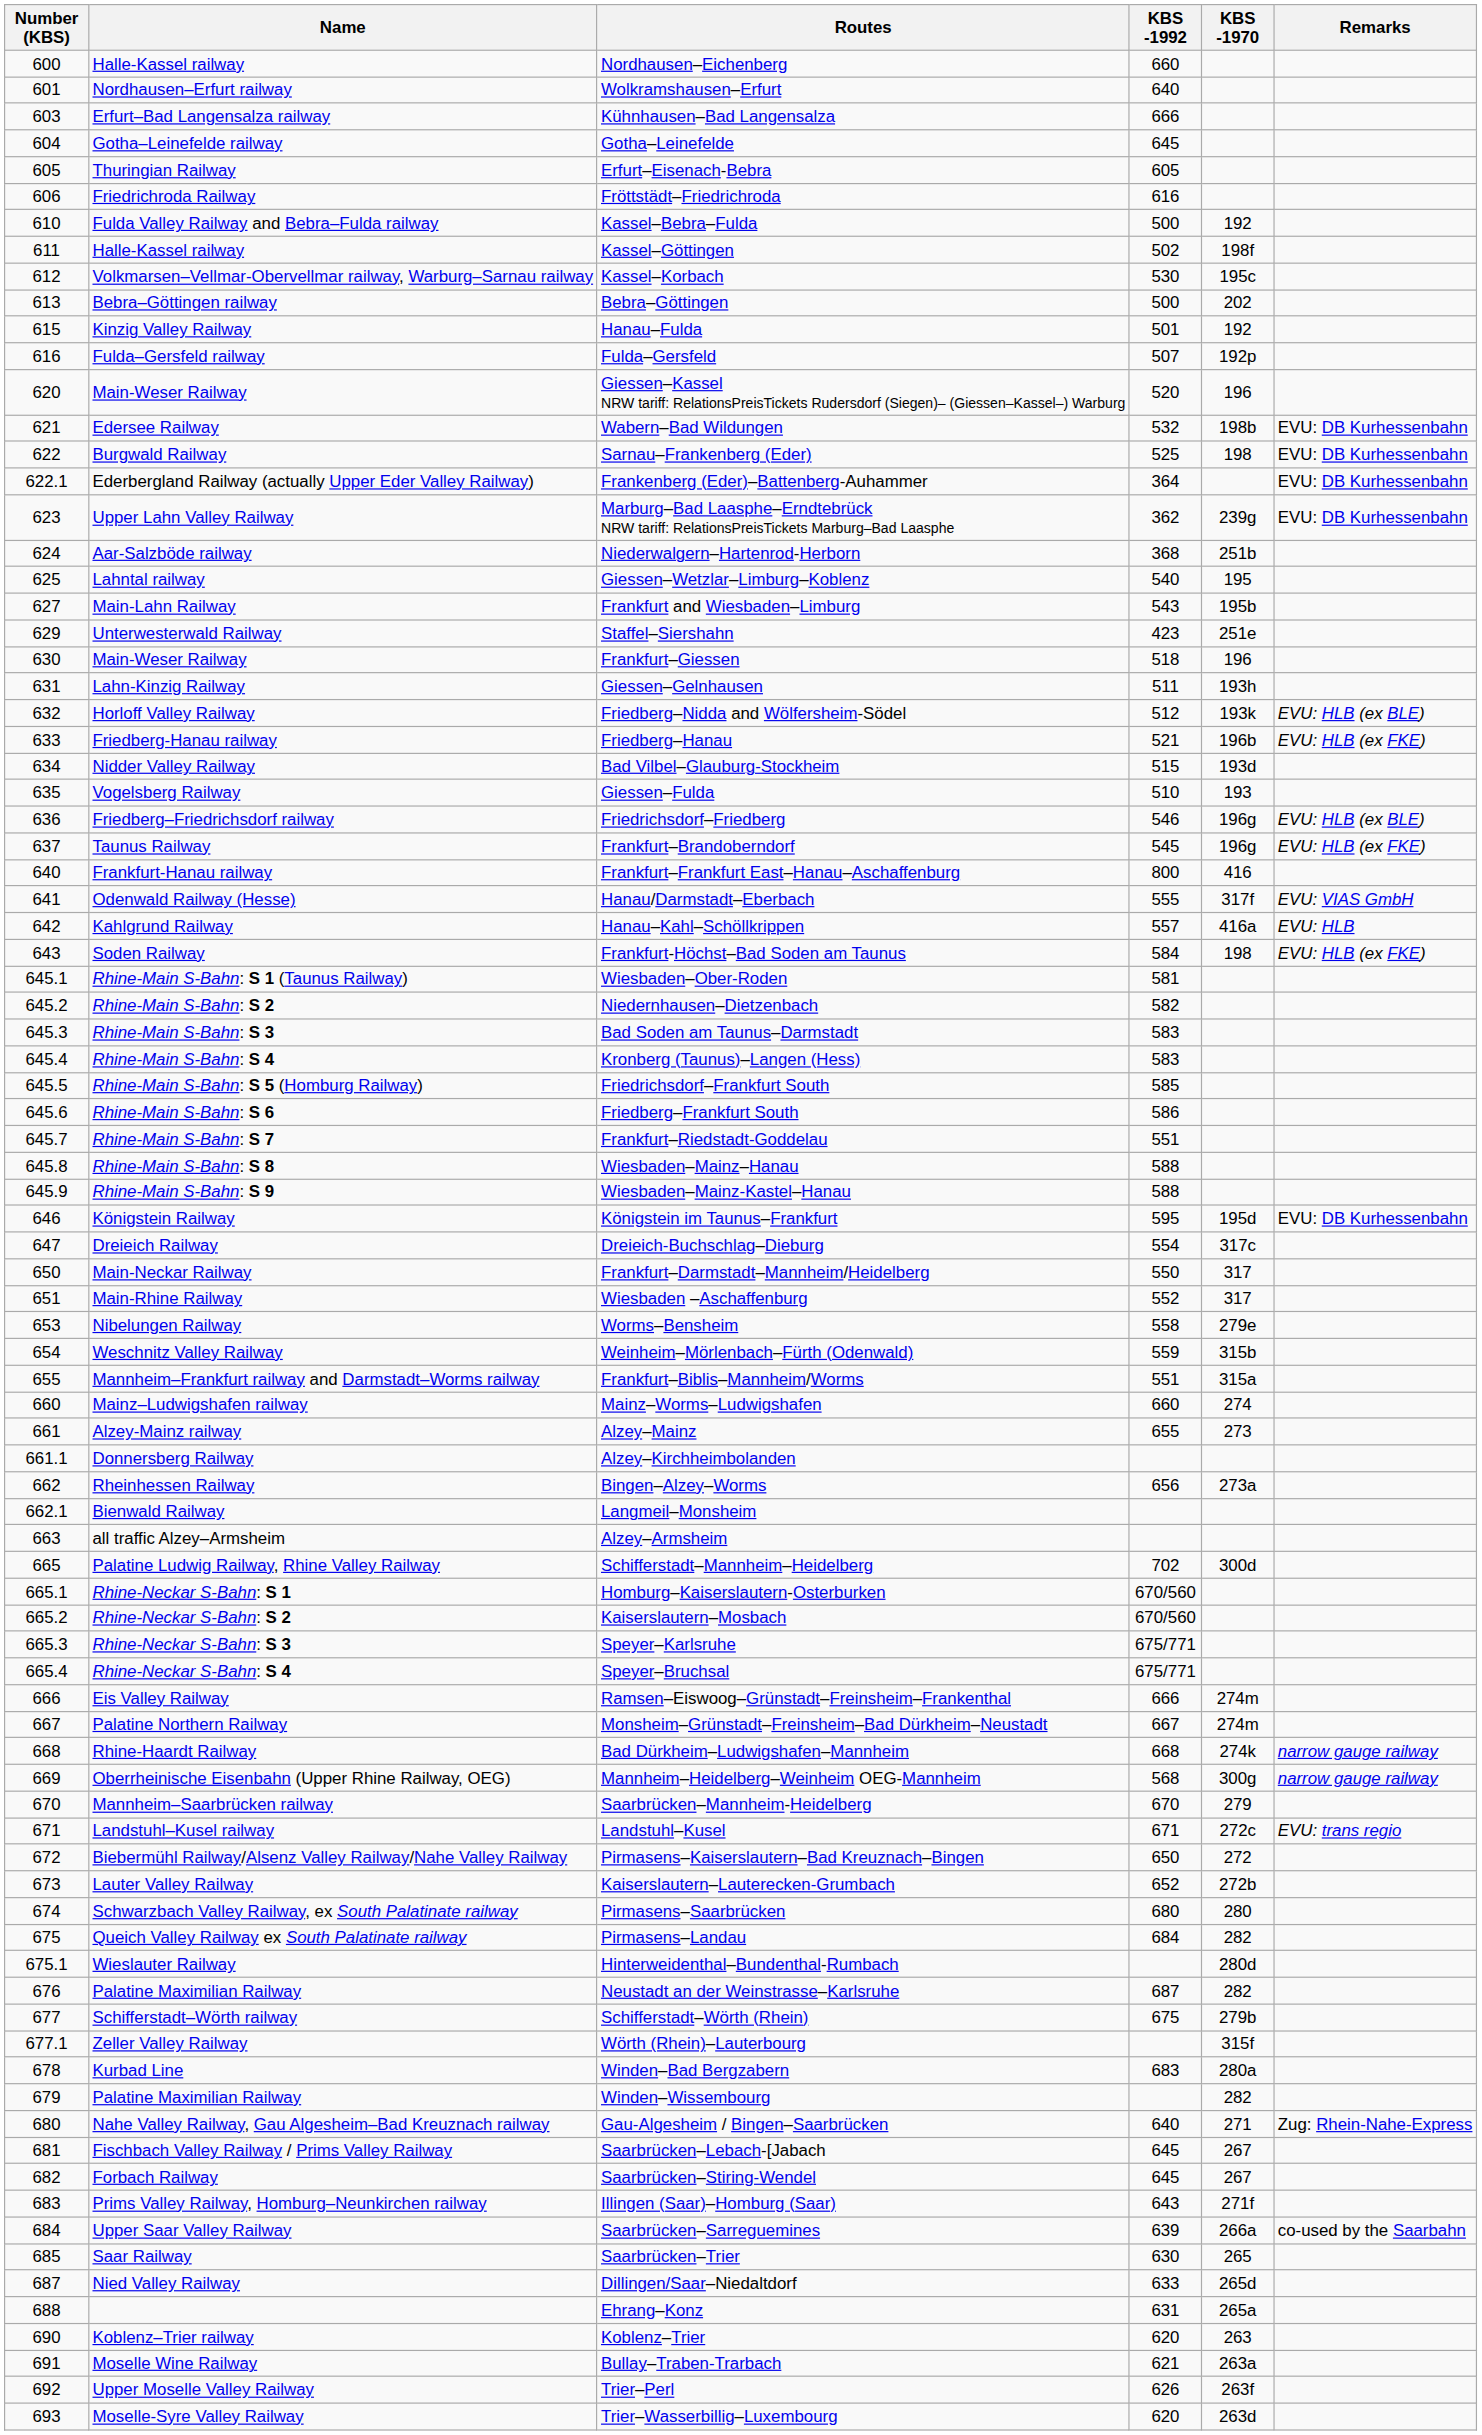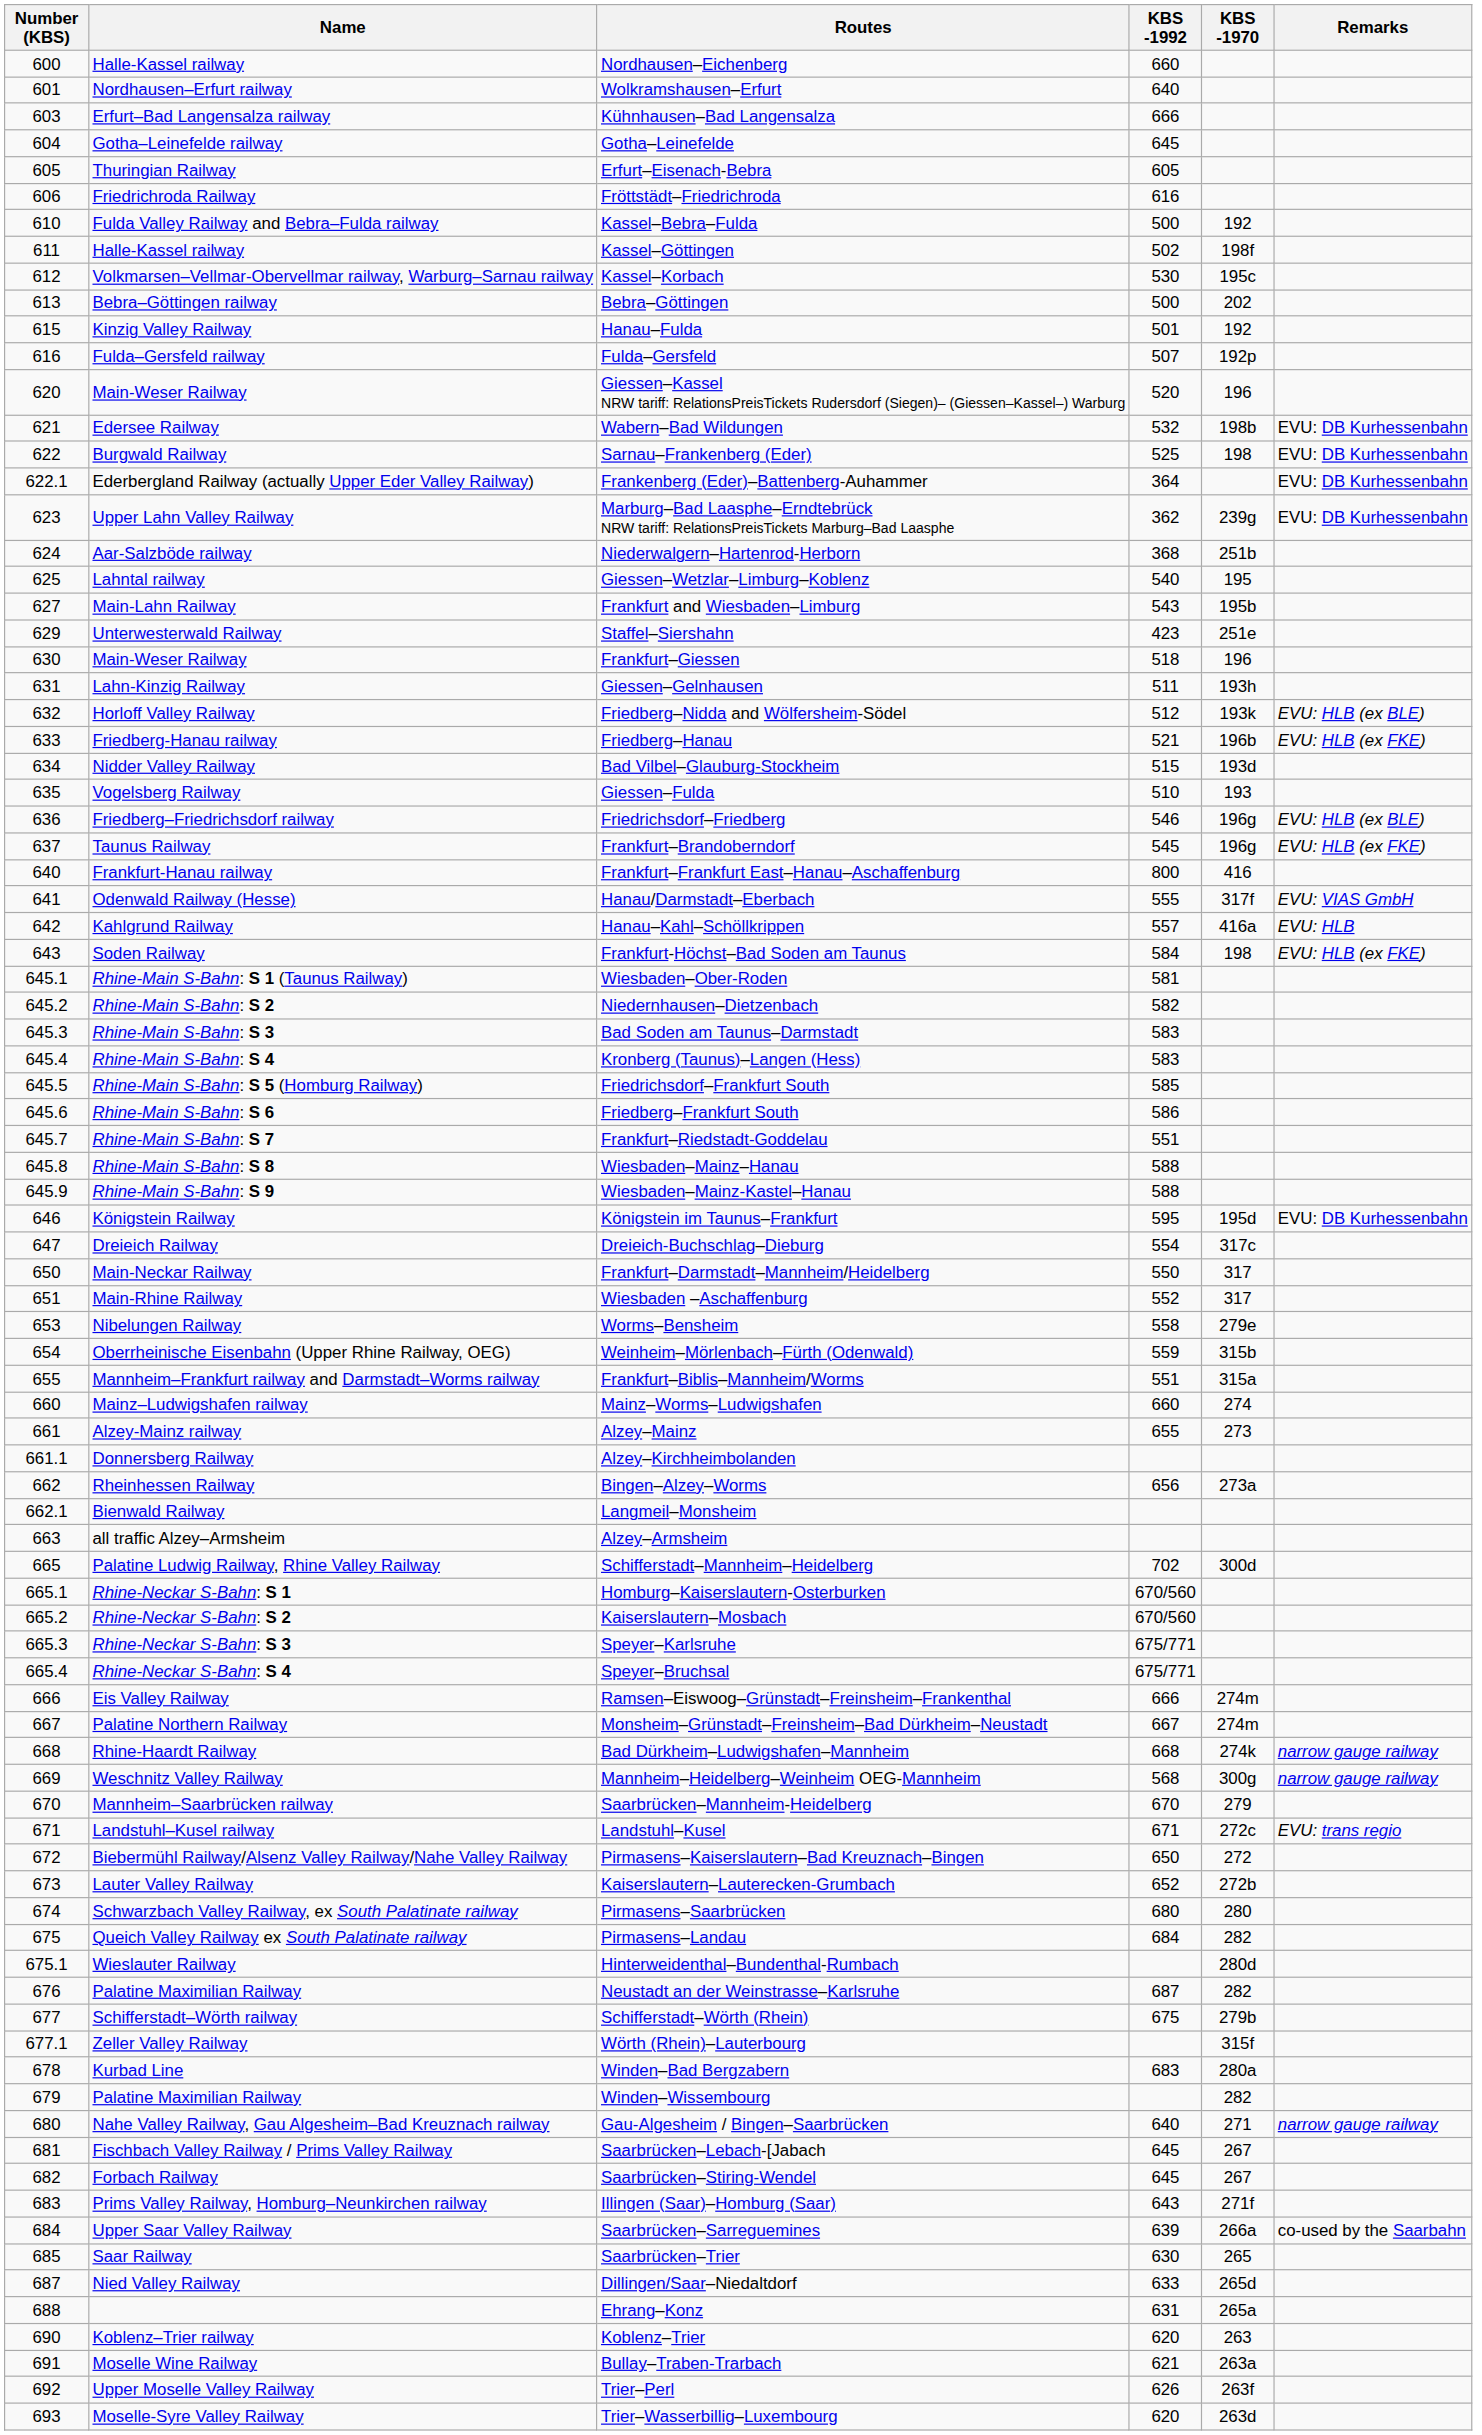(188, 1352) Weschnitz Valley Railway -> (301, 1352) Oberrheinische Eisenbahn (Upper Rhine Railway, OEG)
(301, 1778) Oberrheinische Eisenbahn (Upper Rhine Railway, OEG) -> (188, 1778) Weschnitz Valley Railway
(1375, 2124) Zug: Rhein-Nahe-Express -> (1358, 2124) narrow gauge railway
